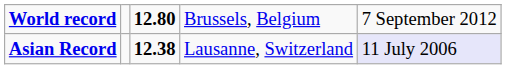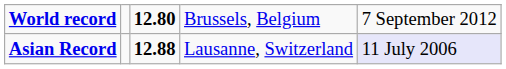(155, 48) 12.38 -> (155, 48) 12.88
